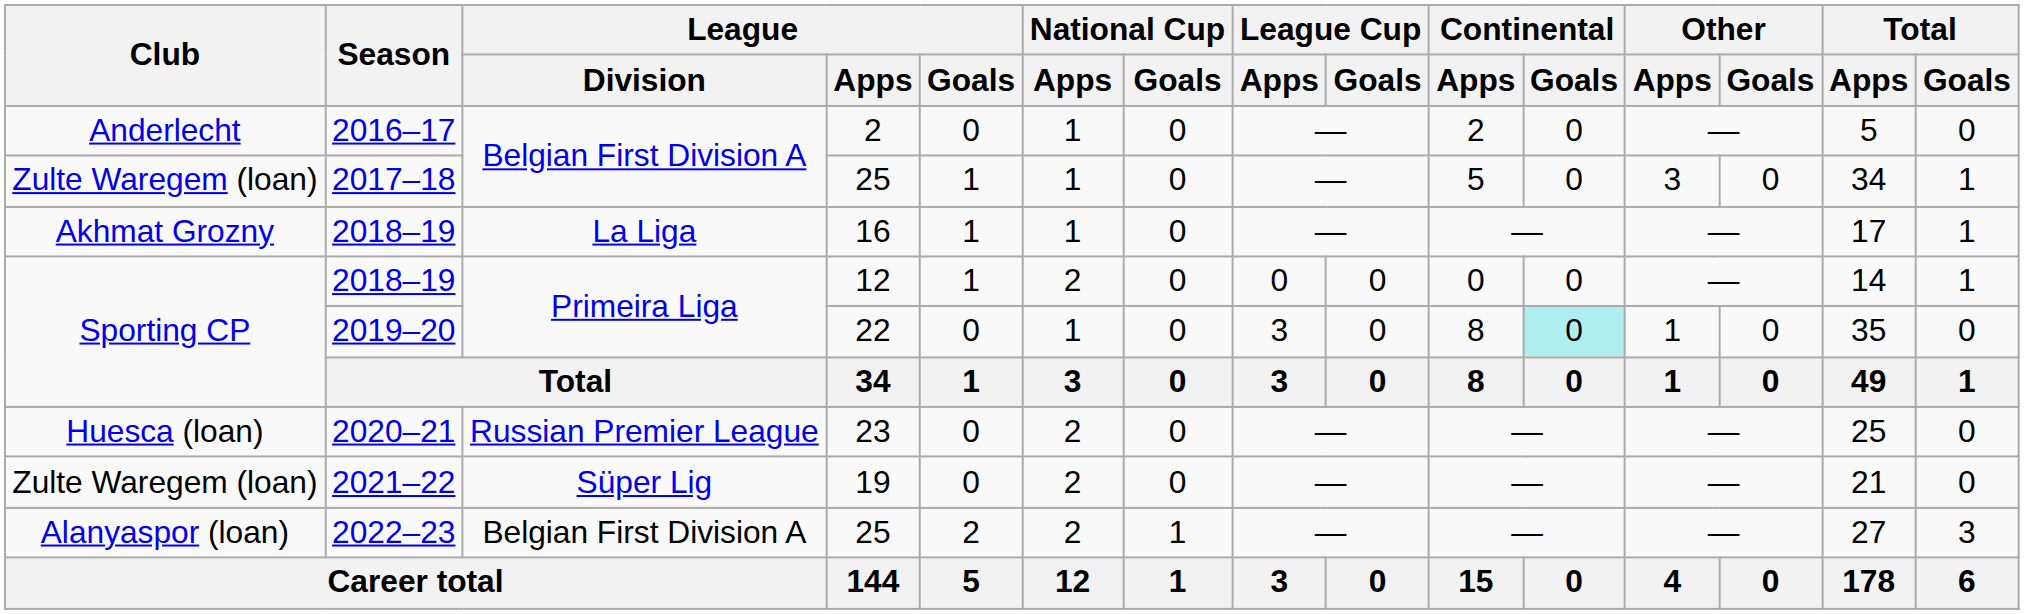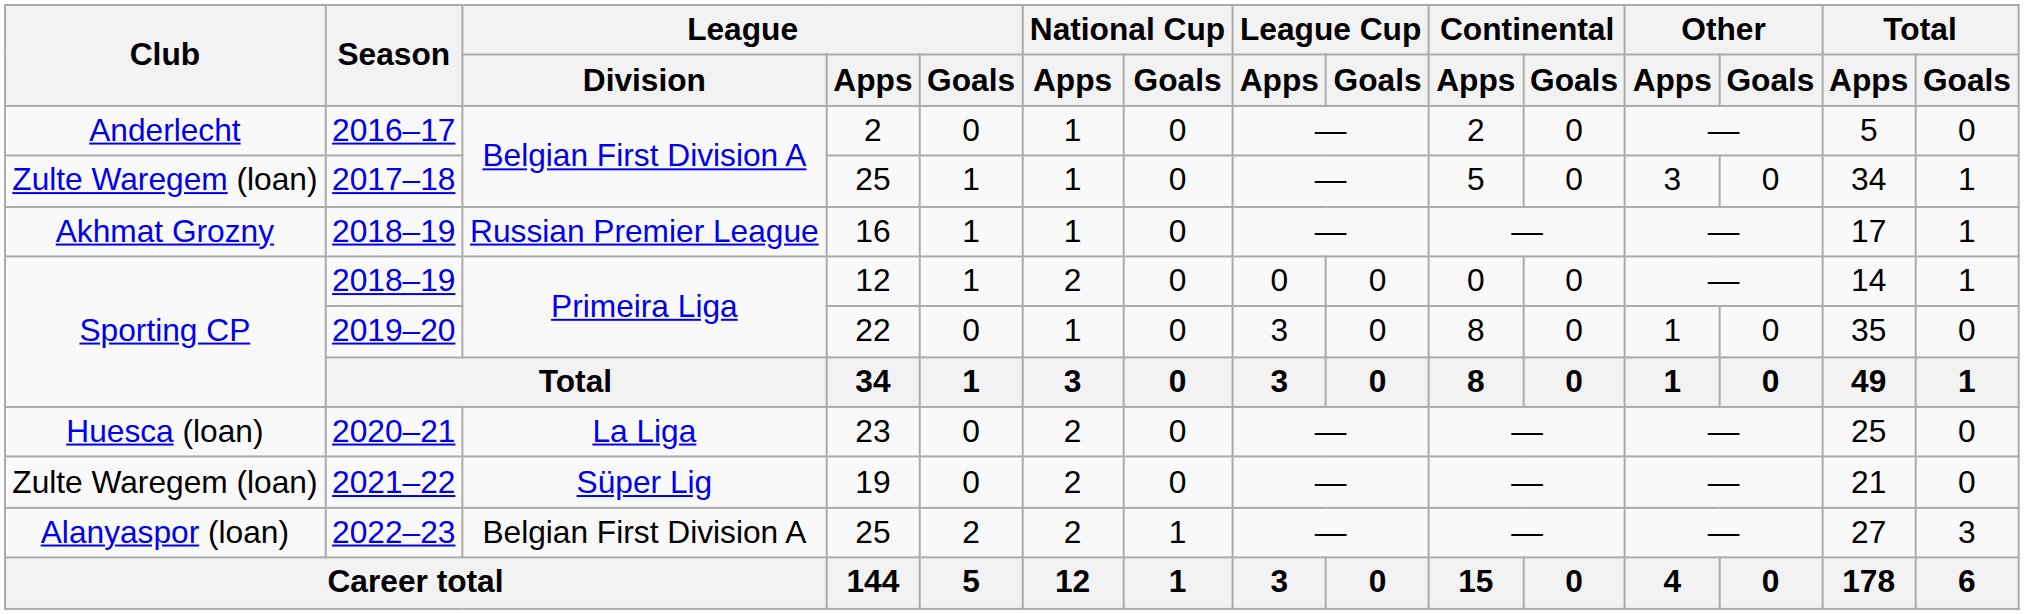(644, 230) La Liga -> (644, 230) Russian Premier League
(1574, 331) paleturquoise background -> (1574, 331) no background
(644, 431) Russian Premier League -> (644, 431) La Liga
